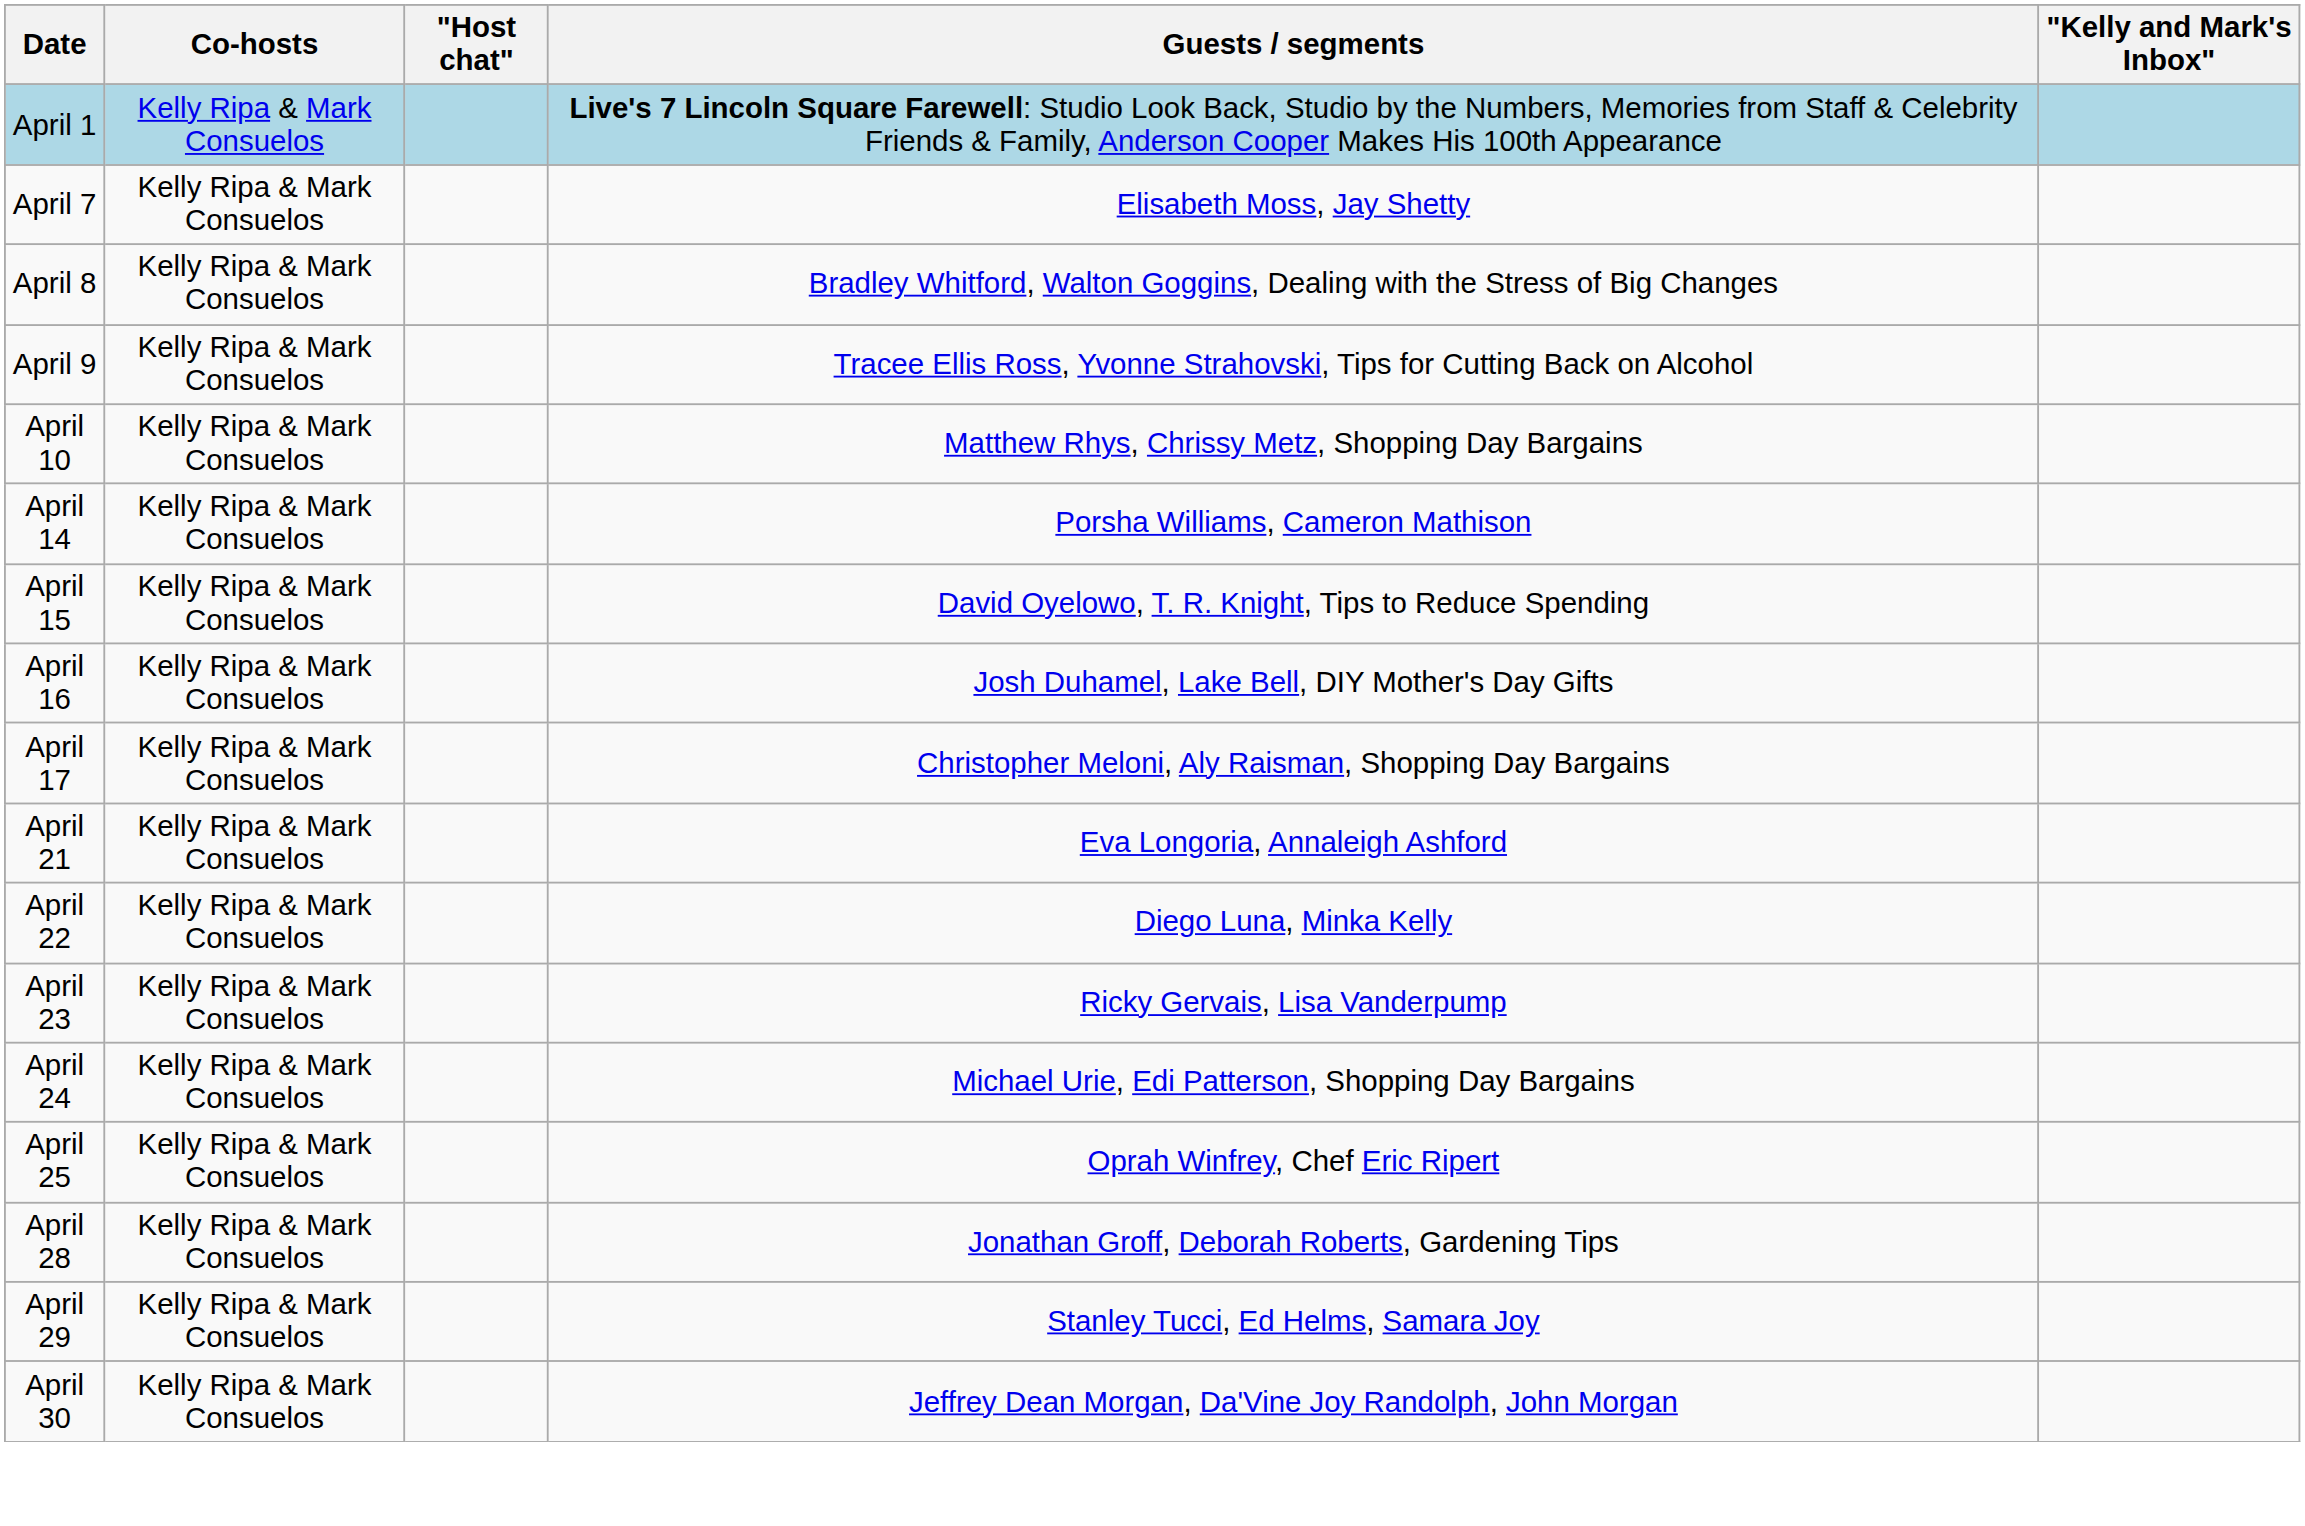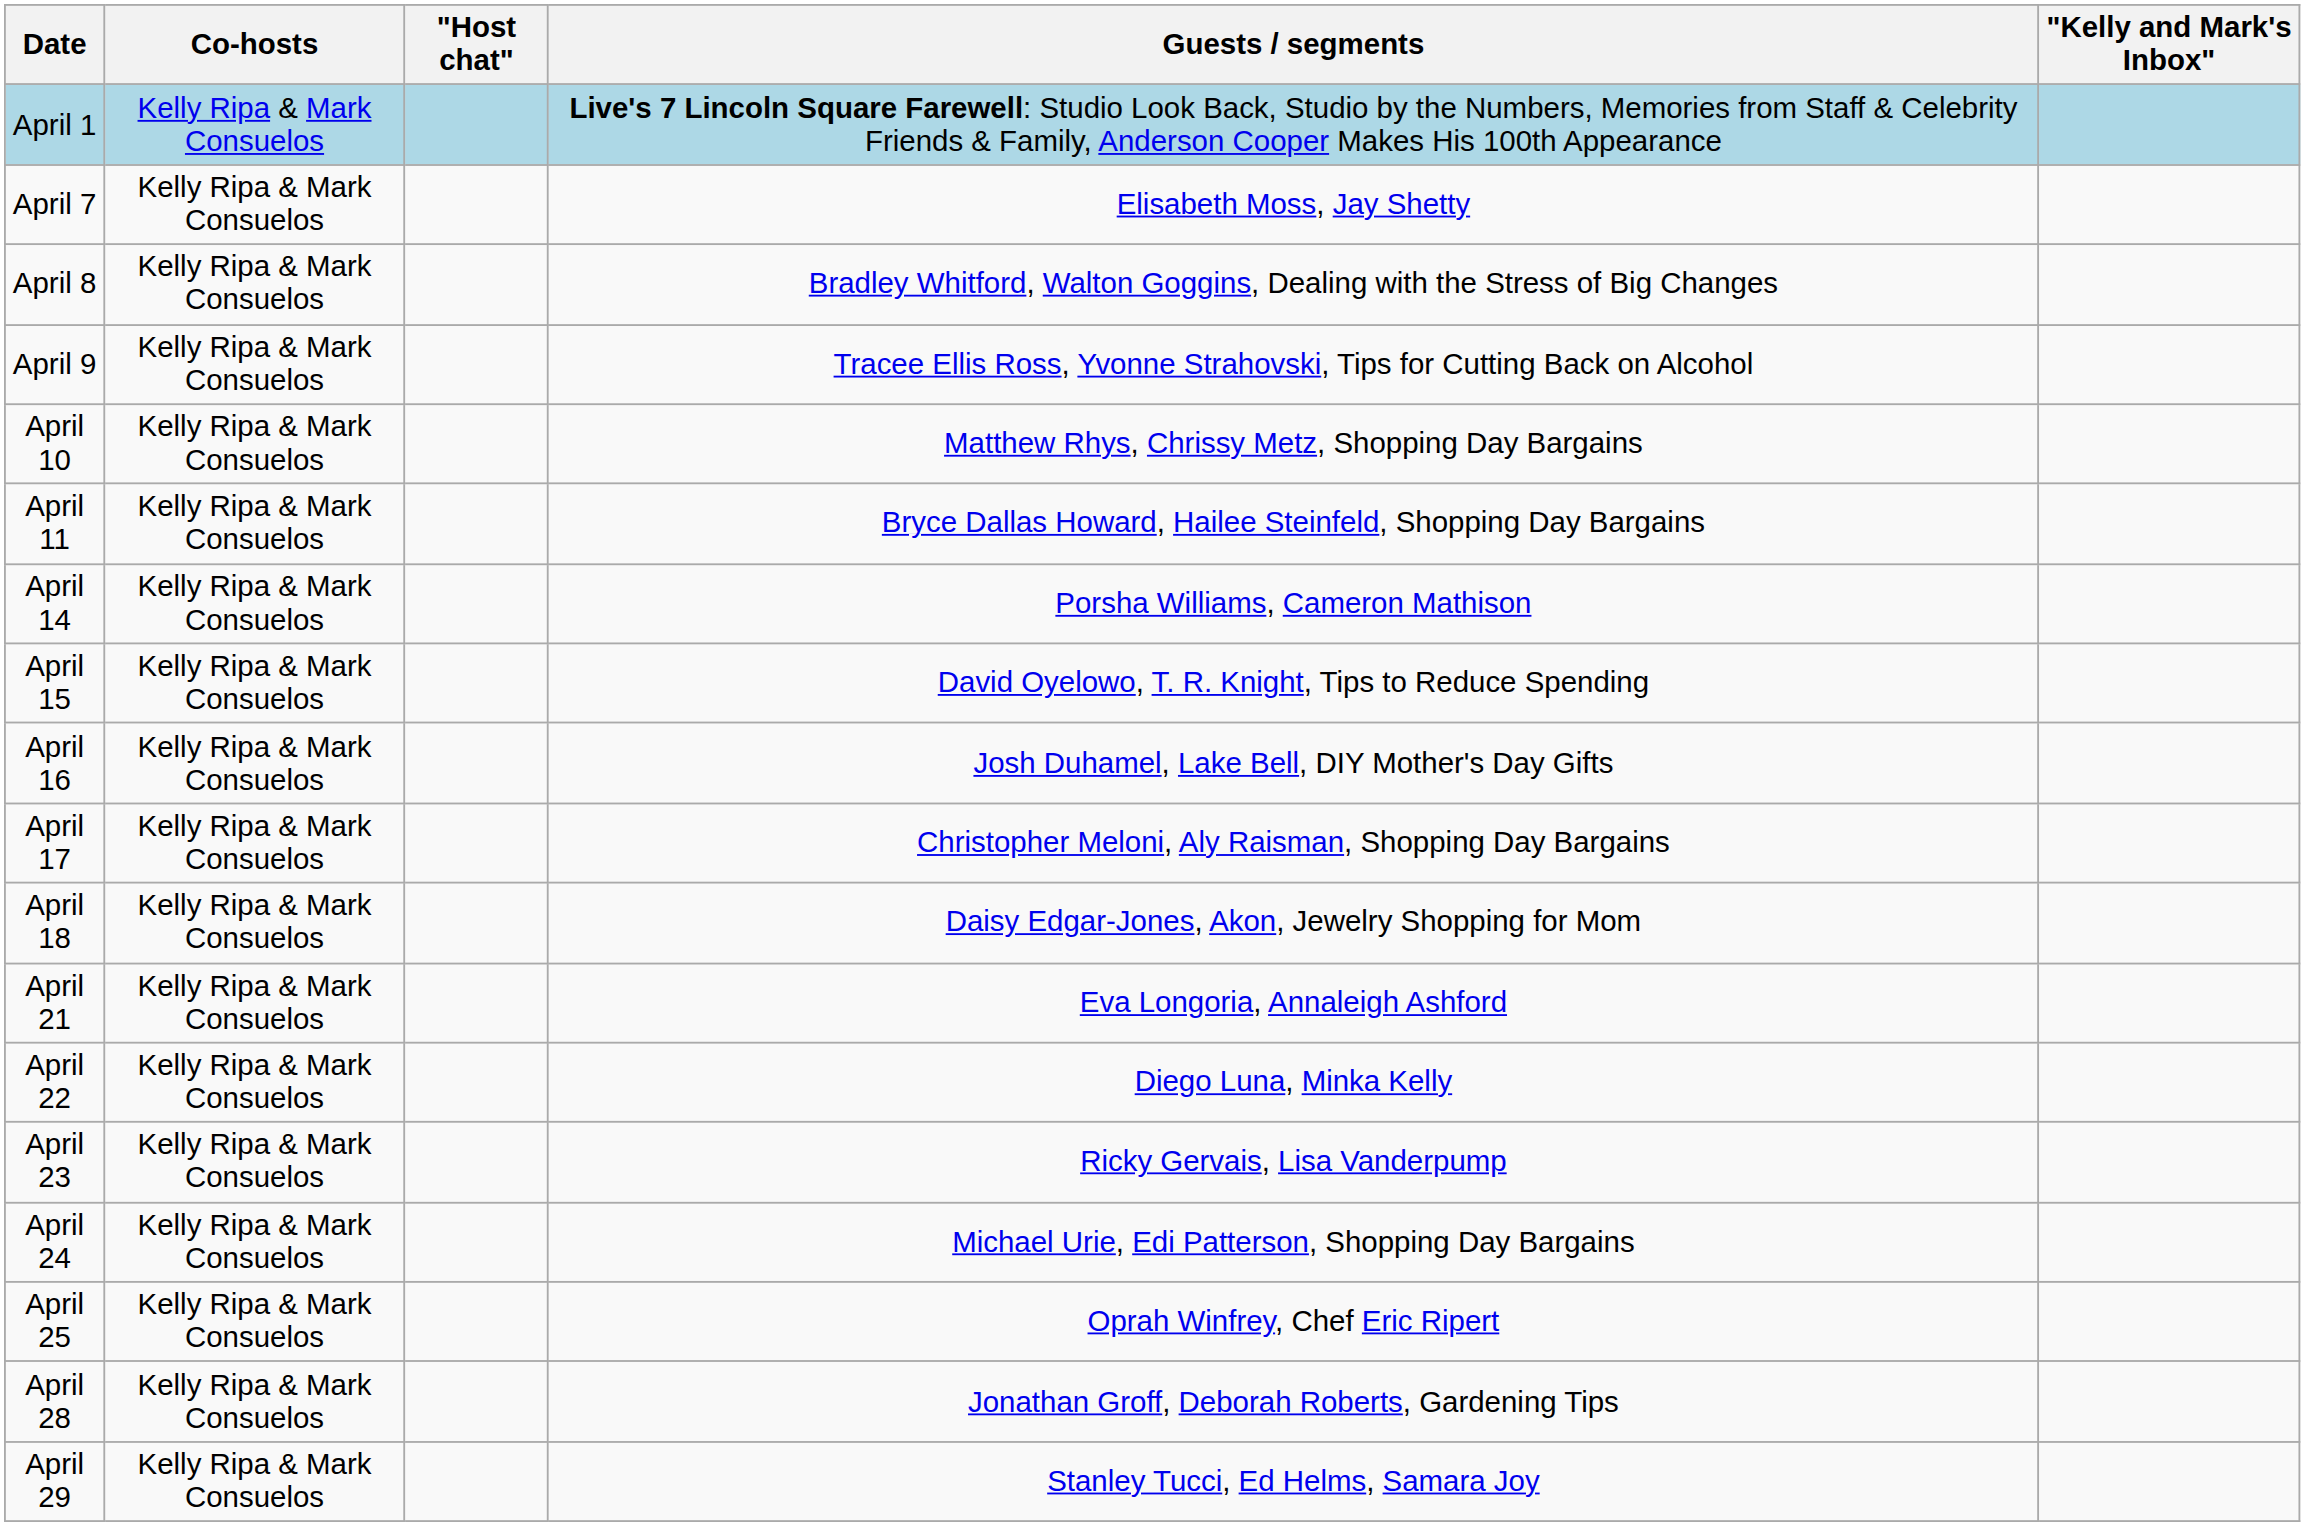+ row: (55, 523)
+ row: (55, 922)
- row: (55, 1401)
